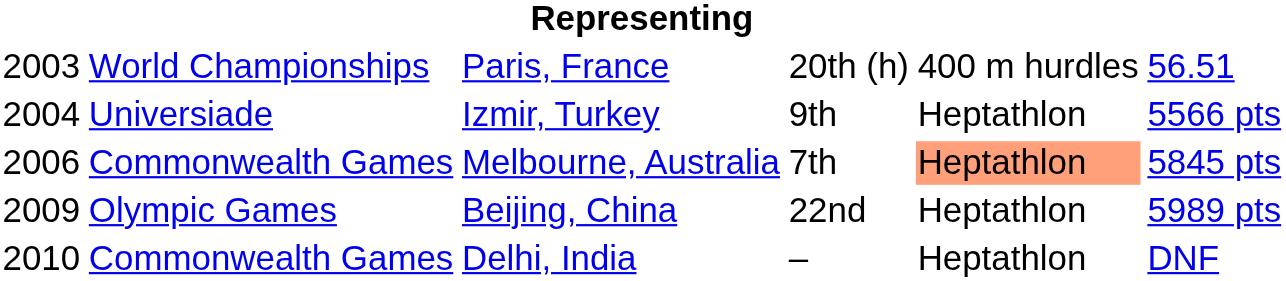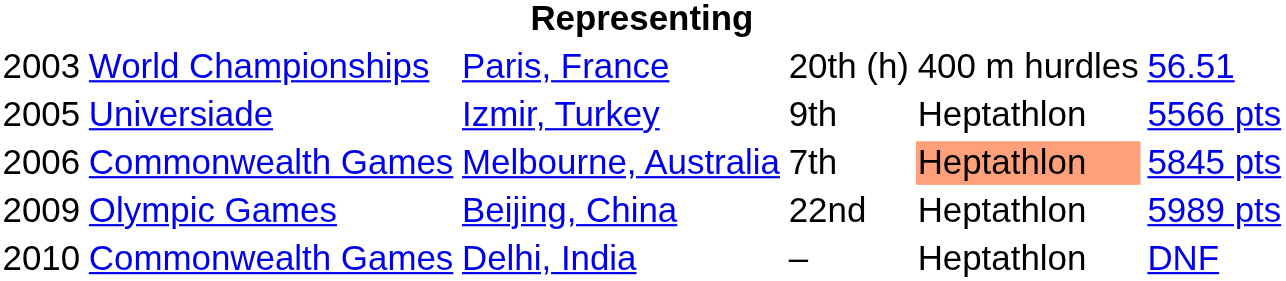(41, 114) 2004 -> (41, 114) 2005
